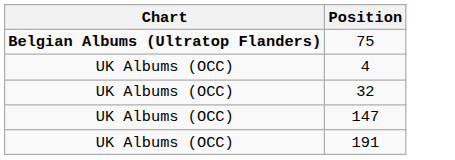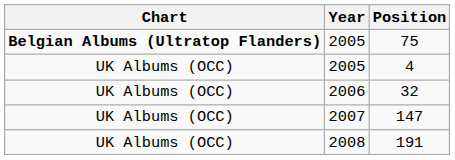+ column: (347, 17)
